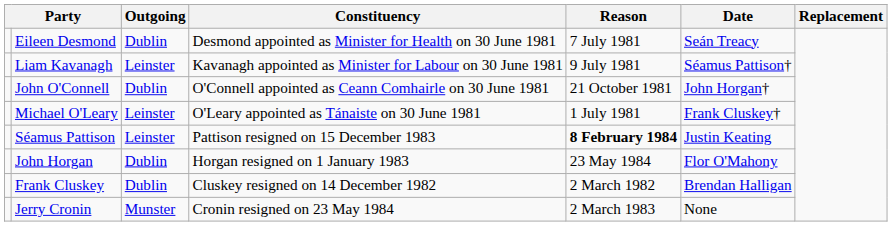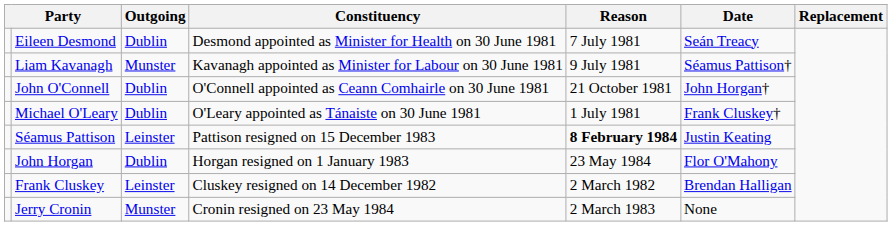(150, 64) Leinster -> (150, 64) Munster
(150, 112) Leinster -> (146, 112) Dublin
(146, 185) Dublin -> (150, 185) Leinster
